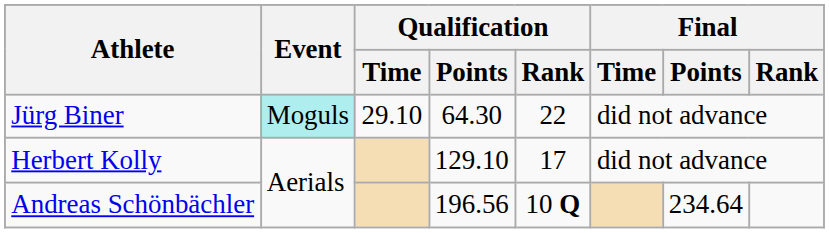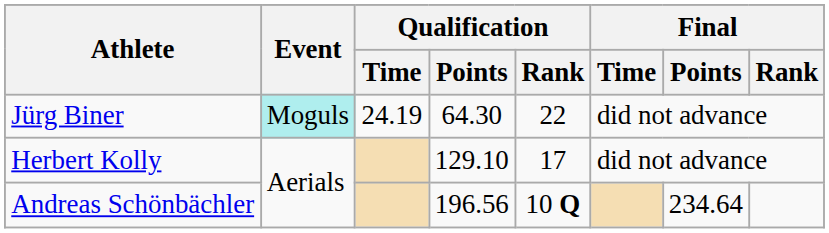(392, 115) 29.10 -> (392, 115) 24.19
